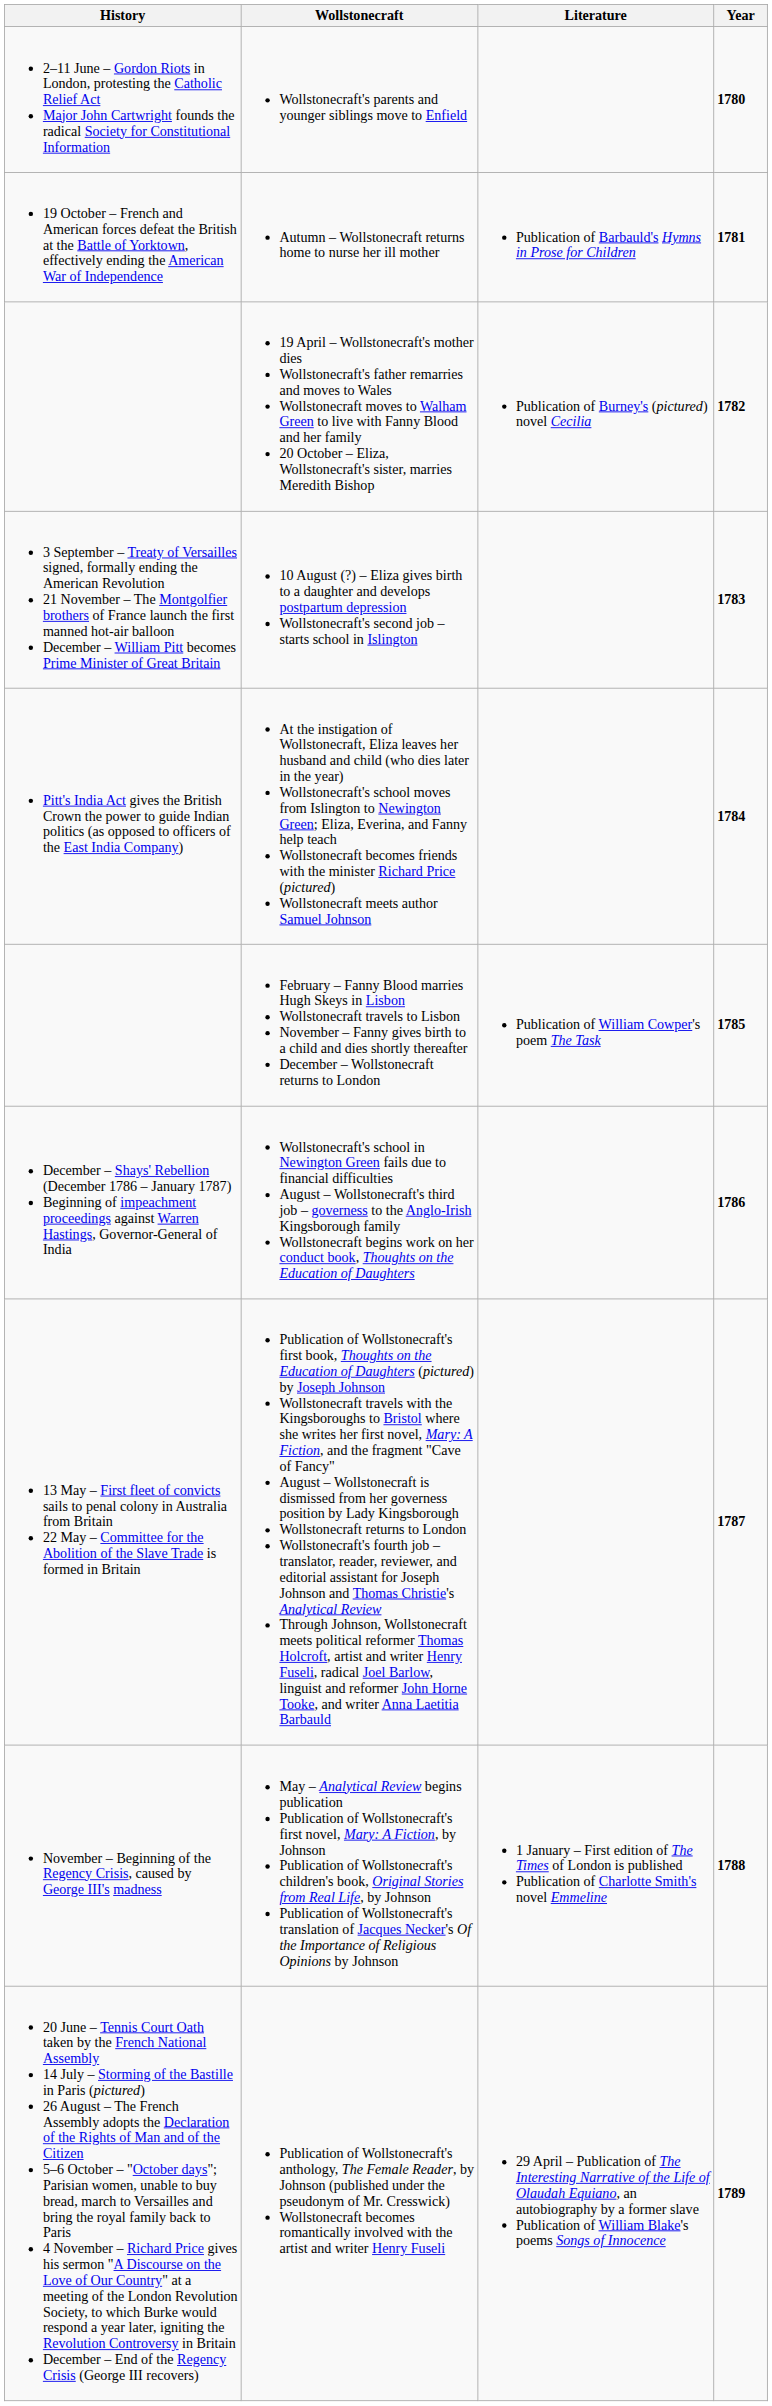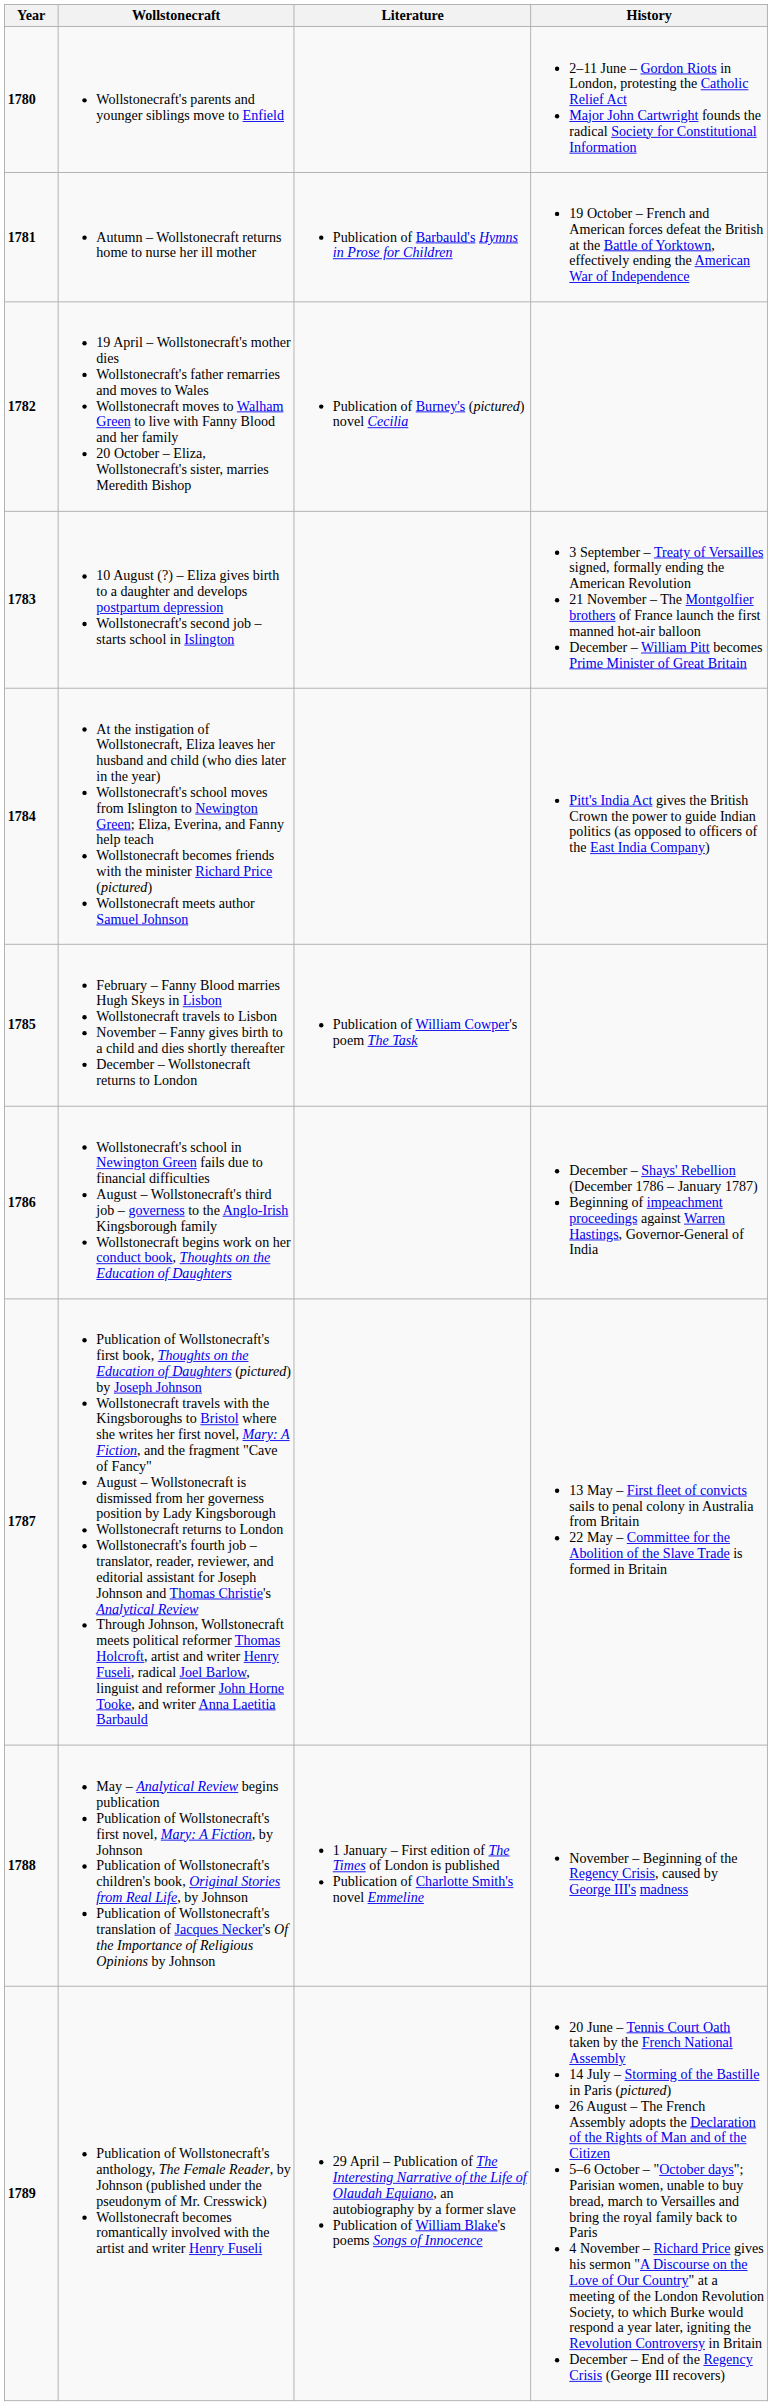columns swapped: (741, 15) <-> (123, 15)
